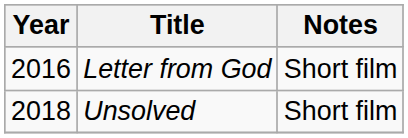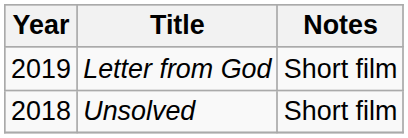(41, 68) 2016 -> (41, 68) 2019
